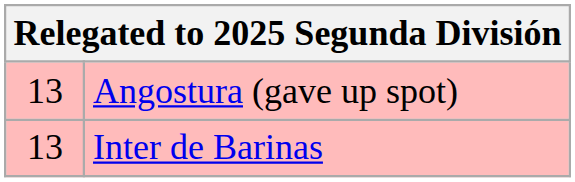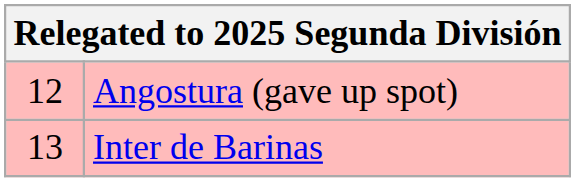(45, 90) 13 -> (45, 90) 12
